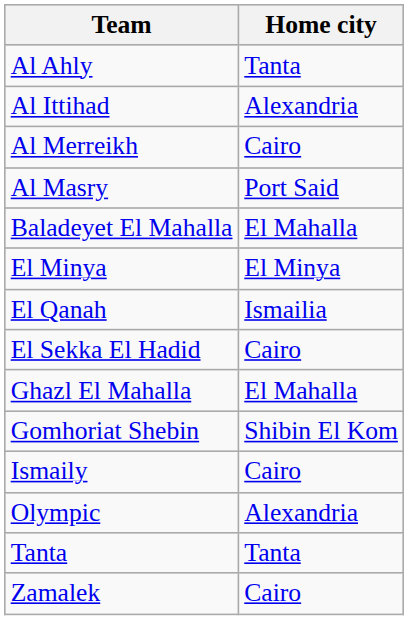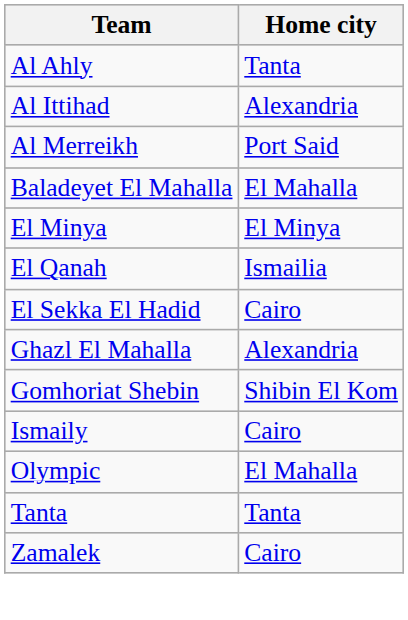(273, 146) Cairo -> (292, 146) Port Said
- row: (59, 187)
(301, 390) El Mahalla -> (301, 349) Alexandria
(301, 512) Alexandria -> (301, 471) El Mahalla
